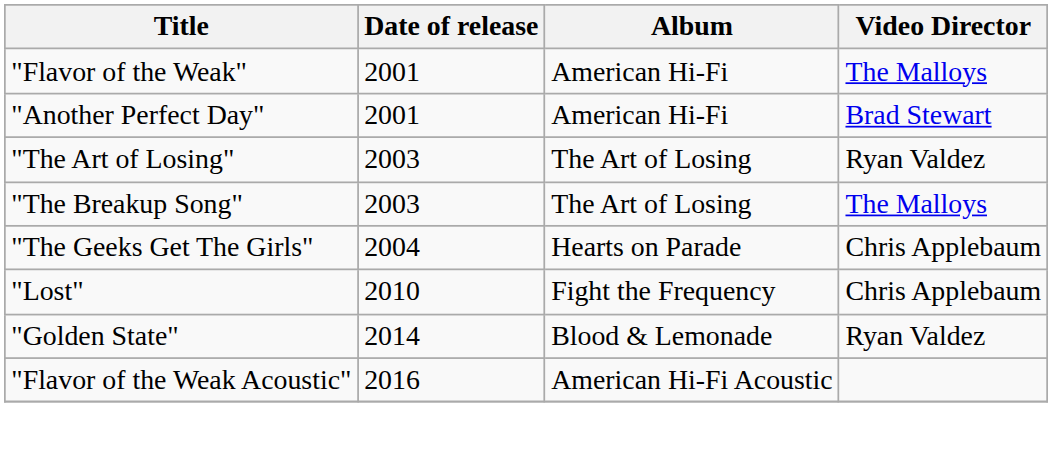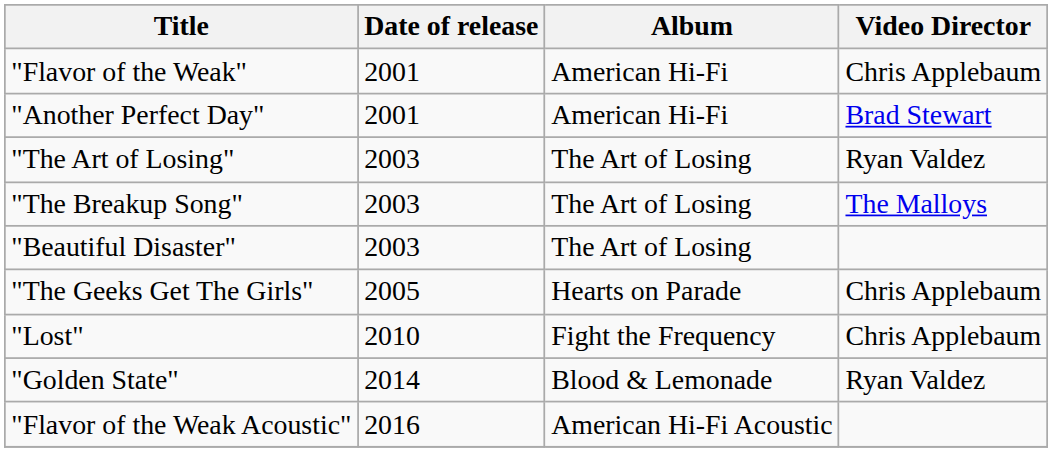(916, 70) The Malloys -> (943, 70) Chris Applebaum
+ row: (124, 247)
(392, 247) 2004 -> (392, 291) 2005
